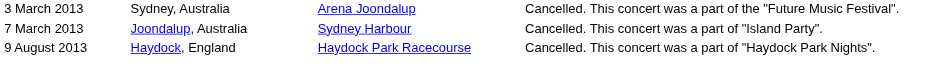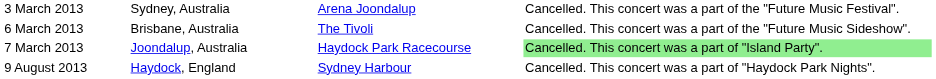+ row: (44, 28)
(365, 28) Sydney Harbour -> (394, 48) Haydock Park Racecourse
(674, 28) no background -> (674, 48) lightgreen background
(394, 48) Haydock Park Racecourse -> (365, 67) Sydney Harbour
